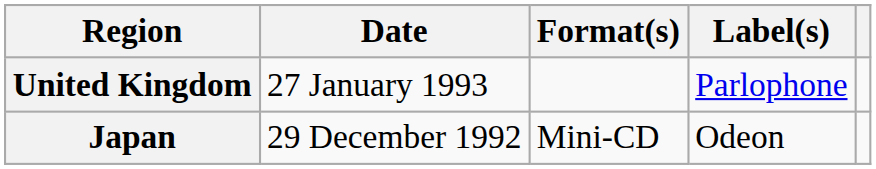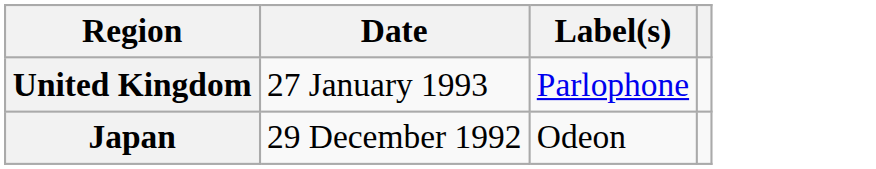- column: (608, 31)
